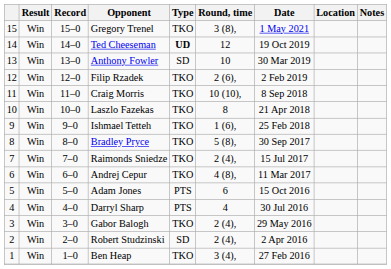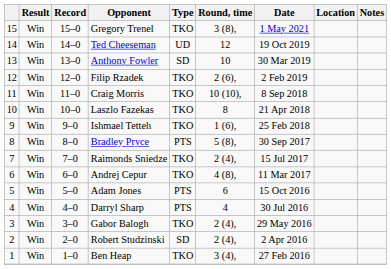(183, 45) bold -> (183, 45) normal
(183, 142) TKO -> (183, 142) PTS
